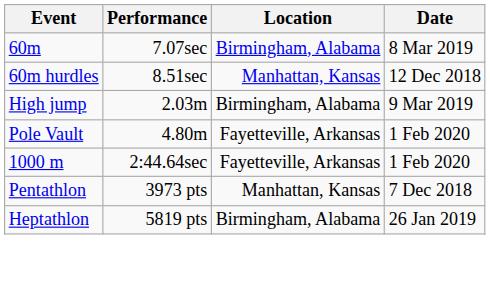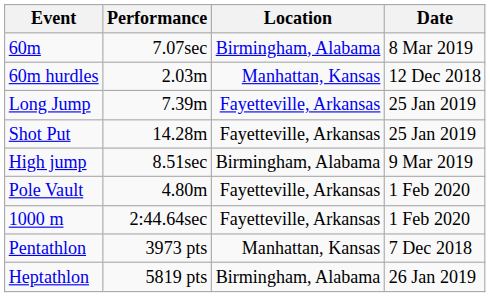(180, 76) 8.51sec -> (184, 76) 2.03m
+ row: (50, 104)
+ row: (40, 133)
(184, 104) 2.03m -> (180, 162) 8.51sec
